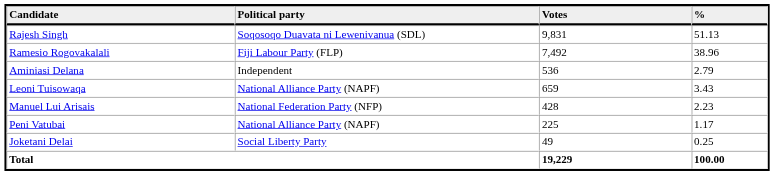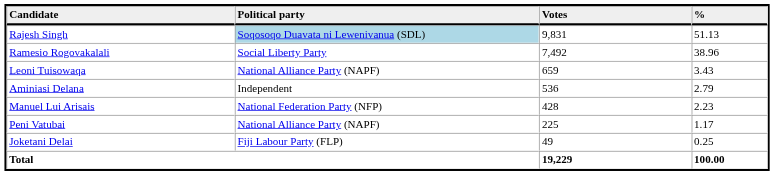(331, 34) no background -> (331, 34) lightblue background
(290, 52) Fiji Labour Party (FLP) -> (282, 52) Social Liberty Party
rows swapped: (47, 88) <-> (47, 70)
(282, 142) Social Liberty Party -> (290, 142) Fiji Labour Party (FLP)
